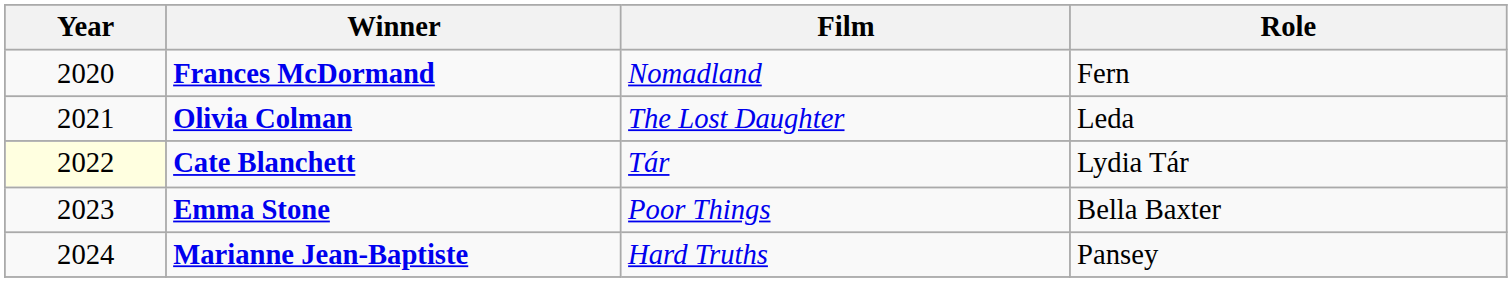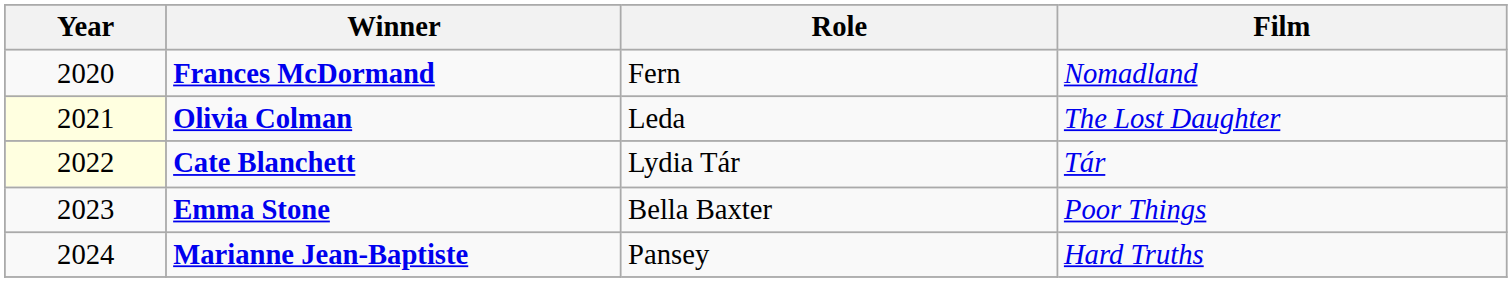columns swapped: (846, 27) <-> (1288, 27)
(86, 118) no background -> (86, 118) lightyellow background
